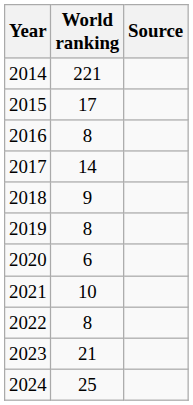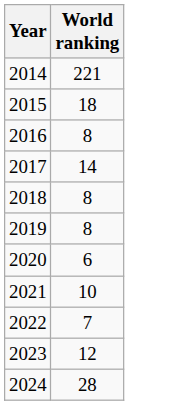- column: (156, 31)
(87, 104) 17 -> (87, 104) 18
(87, 197) 9 -> (87, 197) 8
(87, 322) 8 -> (87, 322) 7
(87, 353) 21 -> (87, 353) 12
(87, 384) 25 -> (87, 384) 28
